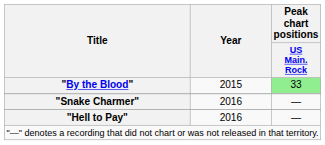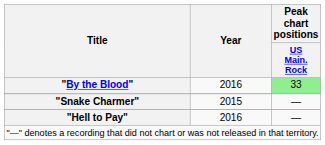(231, 85) 2015 -> (231, 85) 2016
(231, 101) 2016 -> (231, 101) 2015
